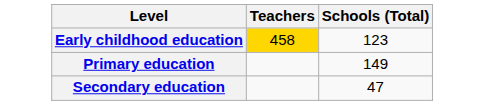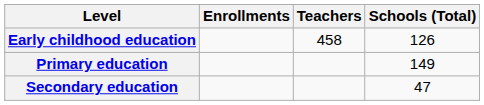+ column: (246, 16)
(282, 40) gold background -> (329, 40) no background
(375, 40) 123 -> (422, 40) 126
